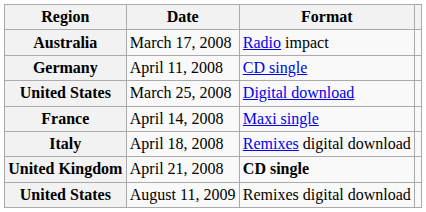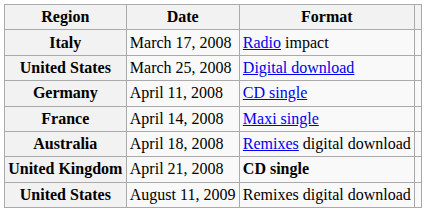(65, 42) Australia -> (65, 42) Italy
rows swapped: (181, 93) <-> (176, 67)
(65, 144) Italy -> (65, 144) Australia
